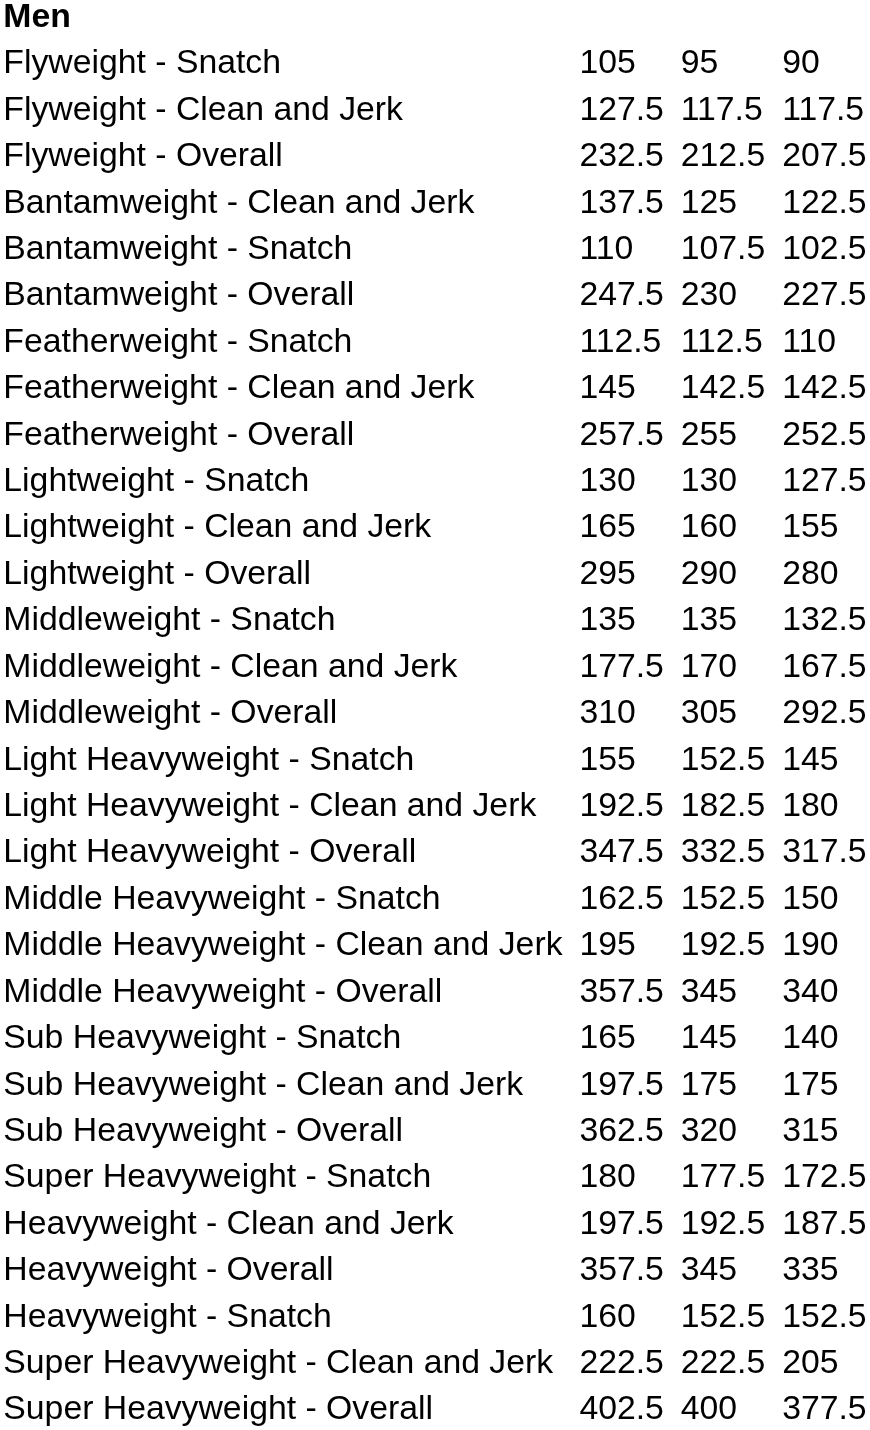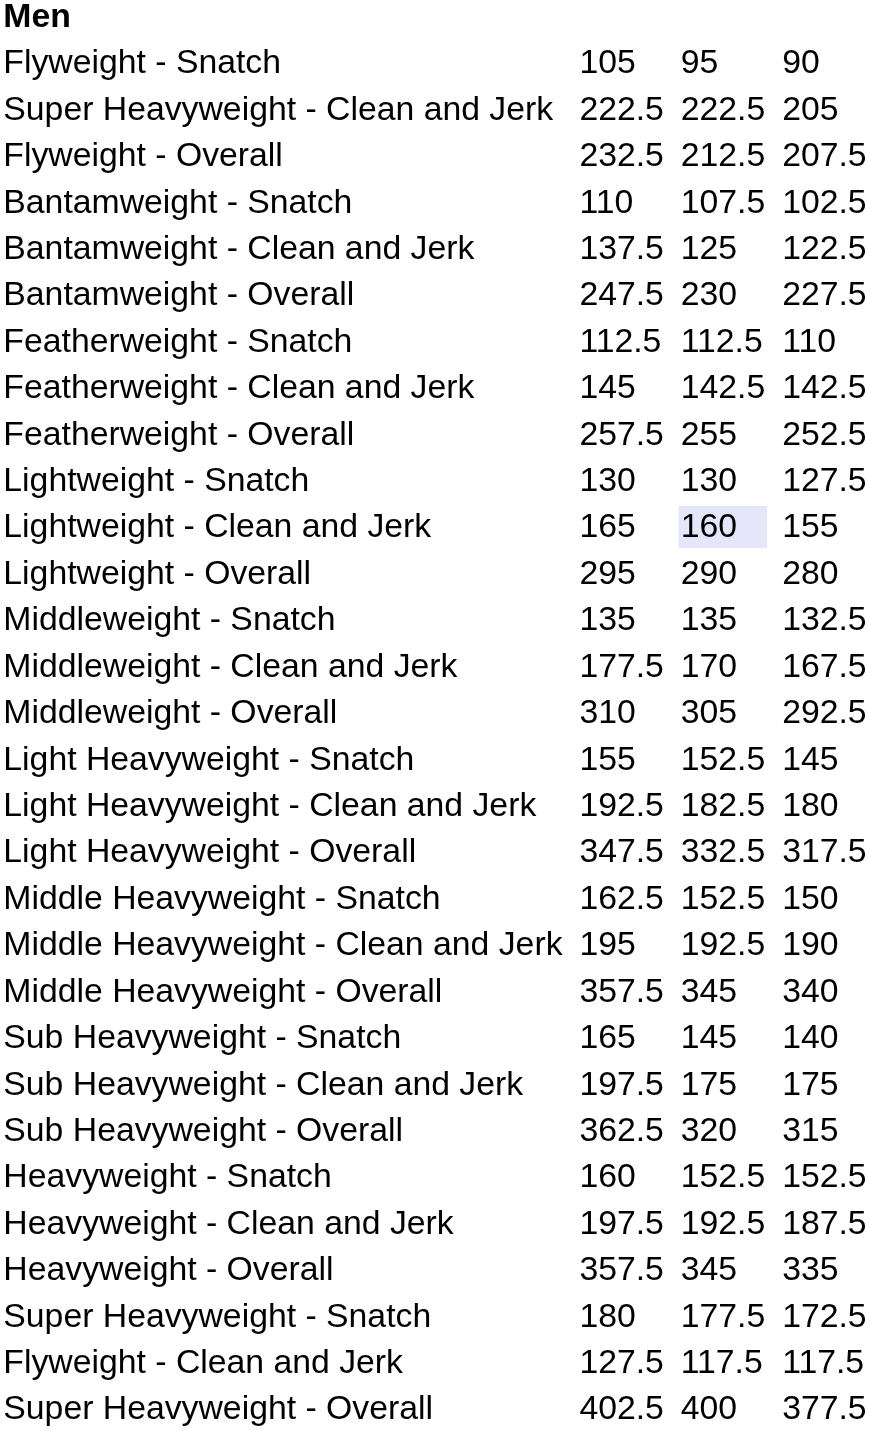rows swapped: (203, 108) <-> (278, 1361)
rows swapped: (178, 247) <-> (239, 201)
(709, 526) no background -> (709, 526) lavender background
rows swapped: (168, 1315) <-> (217, 1176)
